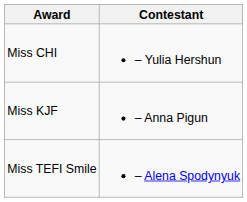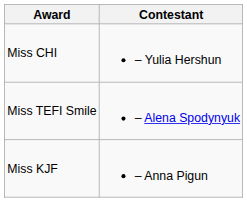rows swapped: (33, 111) <-> (52, 169)
